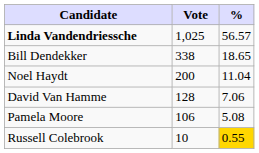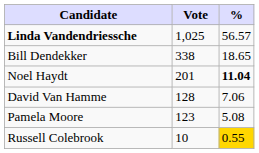(185, 76) 200 -> (185, 76) 201
(236, 76) normal -> (236, 76) bold
(185, 117) 106 -> (185, 117) 123
